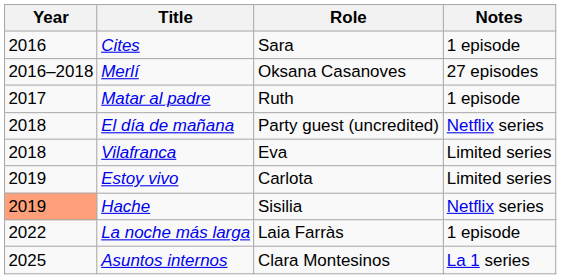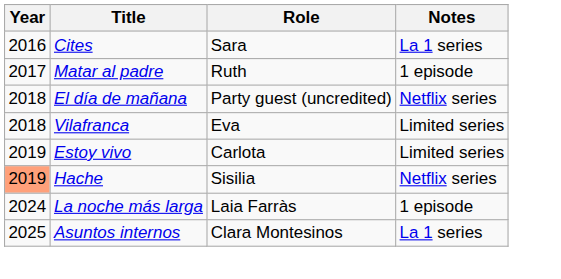(484, 44) 1 episode -> (441, 44) La 1 series
- row: (120, 71)
(27, 233) 2022 -> (27, 206) 2024
